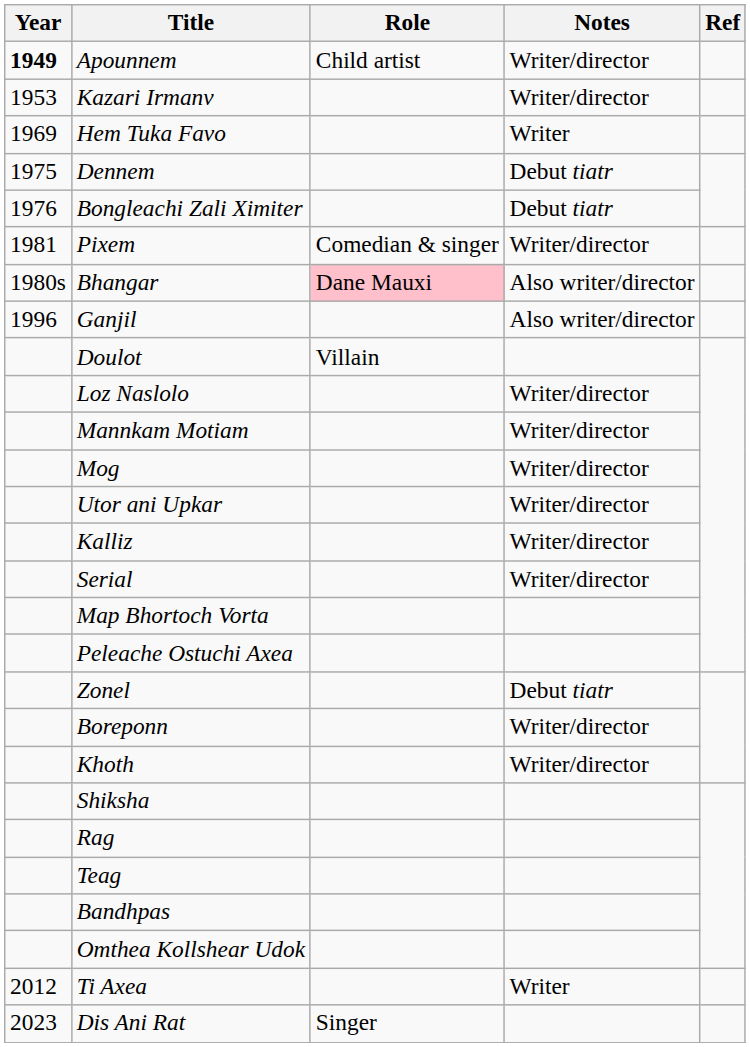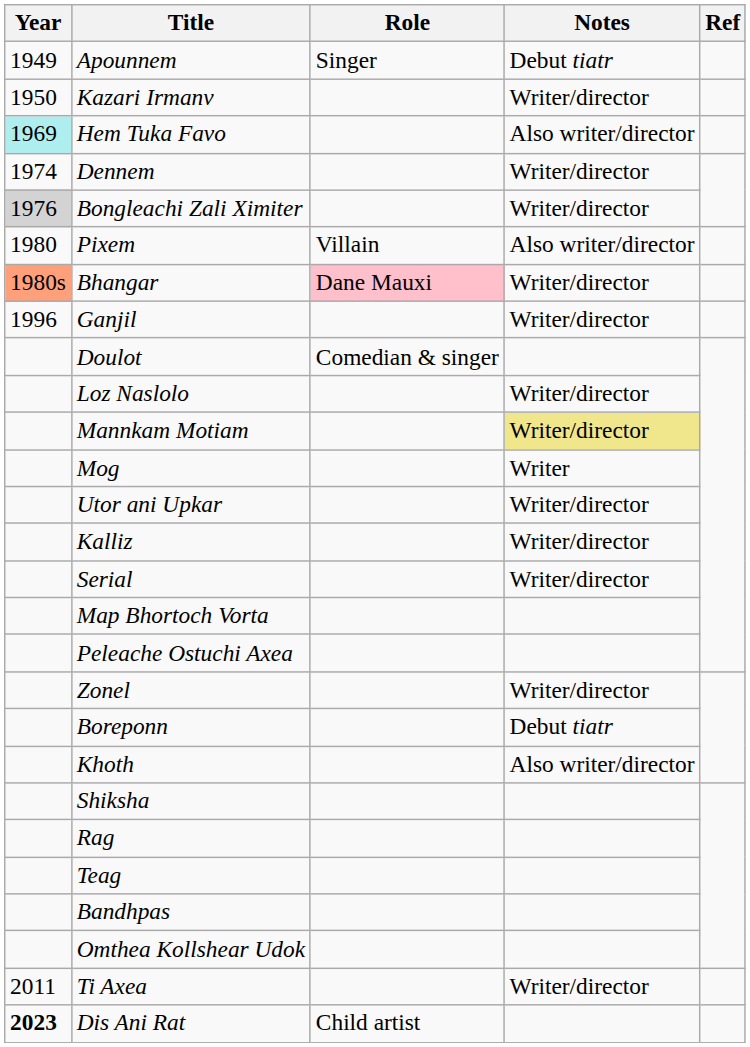(33, 60) bold -> (33, 60) normal
(368, 60) Child artist -> (346, 60) Singer
(579, 60) Writer/director -> (561, 60) Debut tiatr
(33, 97) 1953 -> (33, 97) 1950
(33, 134) no background -> (33, 134) paleturquoise background
(540, 134) Writer -> (602, 134) Also writer/director
(33, 171) 1975 -> (33, 171) 1974
(561, 171) Debut tiatr -> (579, 171) Writer/director
(33, 208) no background -> (33, 208) lightgrey background
(561, 208) Debut tiatr -> (579, 208) Writer/director
(33, 245) 1981 -> (33, 245) 1980
(407, 245) Comedian & singer -> (348, 245) Villain
(579, 245) Writer/director -> (602, 245) Also writer/director
(38, 282) no background -> (38, 282) lightsalmon background
(602, 282) Also writer/director -> (579, 282) Writer/director
(602, 319) Also writer/director -> (579, 319) Writer/director
(348, 356) Villain -> (407, 356) Comedian & singer
(579, 430) no background -> (579, 430) khaki background
(579, 467) Writer/director -> (540, 467) Writer
(561, 689) Debut tiatr -> (579, 689) Writer/director
(579, 726) Writer/director -> (561, 726) Debut tiatr
(579, 763) Writer/director -> (602, 763) Also writer/director
(33, 986) 2012 -> (33, 986) 2011
(540, 986) Writer -> (579, 986) Writer/director
(33, 1023) normal -> (33, 1023) bold
(346, 1023) Singer -> (368, 1023) Child artist
